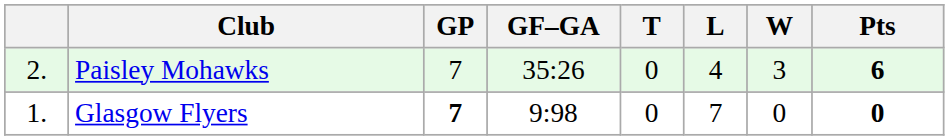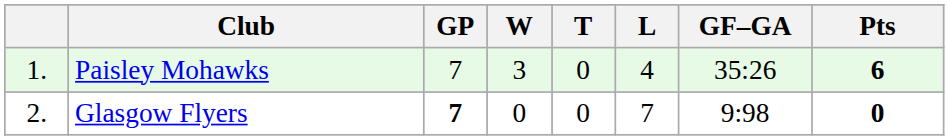columns swapped: (779, 26) <-> (553, 26)
(37, 69) 2. -> (37, 69) 1.
(37, 112) 1. -> (37, 112) 2.
